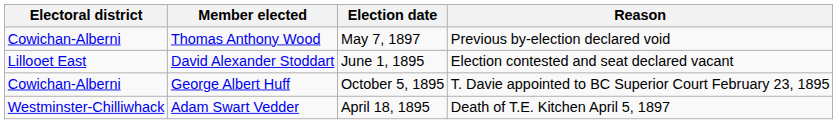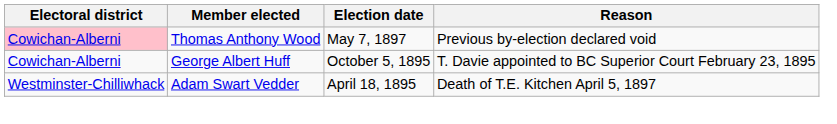(64, 38) no background -> (64, 38) pink background
- row: (253, 61)
